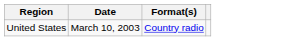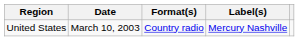+ column: (248, 12)
